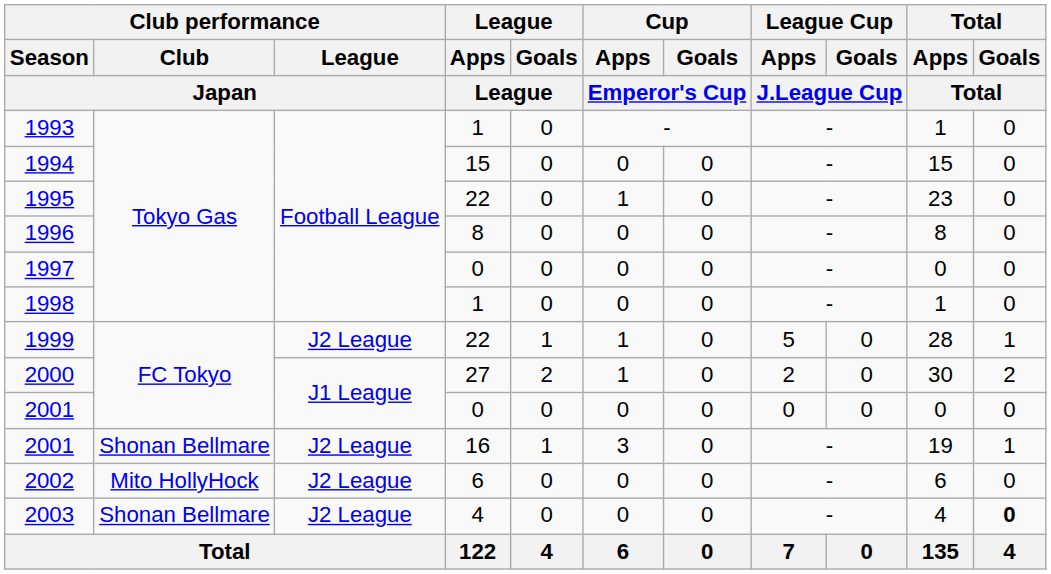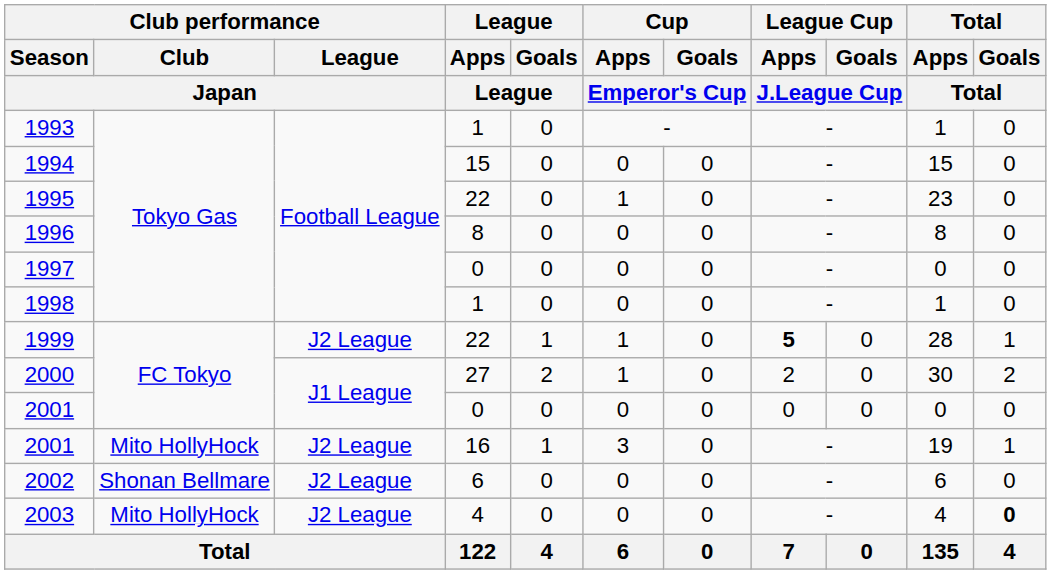(789, 339) normal -> (789, 339) bold
(185, 445) Shonan Bellmare -> (185, 445) Mito HollyHock
(185, 480) Mito HollyHock -> (185, 480) Shonan Bellmare
(185, 515) Shonan Bellmare -> (185, 515) Mito HollyHock
